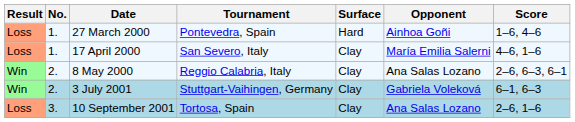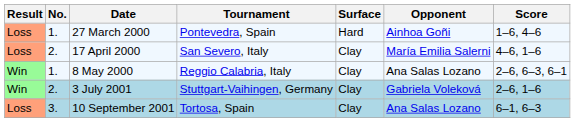(53, 51) 1. -> (53, 51) 2.
(53, 70) 2. -> (53, 70) 1.
(519, 89) 6–1, 6–3 -> (519, 89) 2–6, 1–6
(519, 107) 2–6, 1–6 -> (519, 107) 6–1, 6–3
